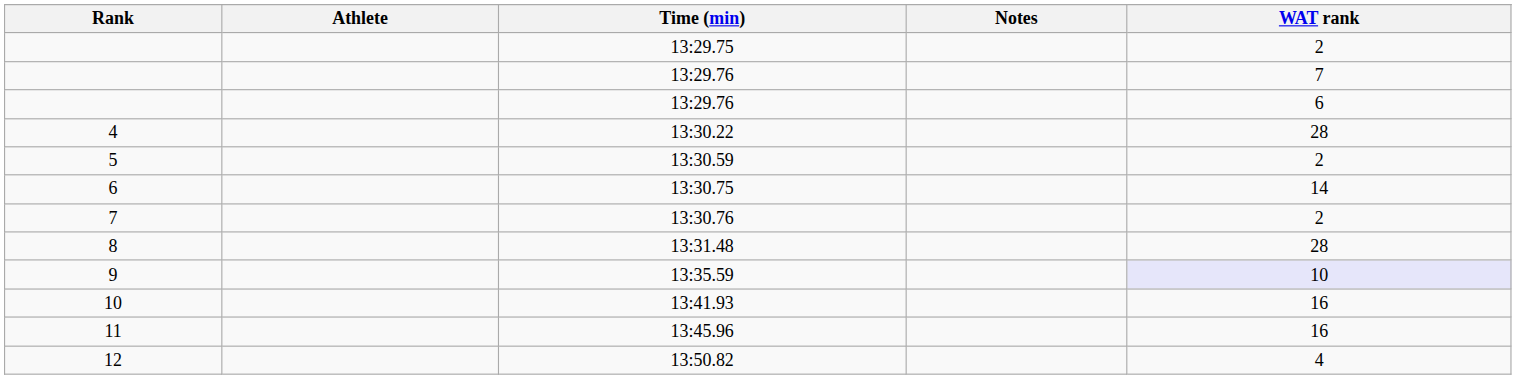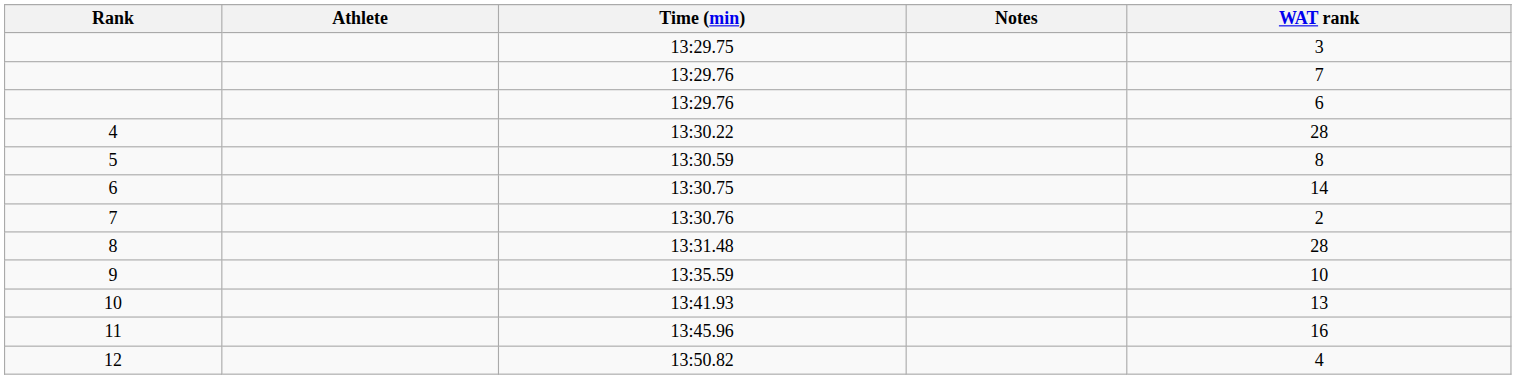(1319, 47) 2 -> (1319, 47) 3
(1319, 160) 2 -> (1319, 160) 8
(1319, 274) lavender background -> (1319, 274) no background
(1319, 302) 16 -> (1319, 302) 13
